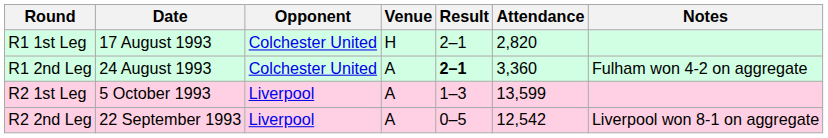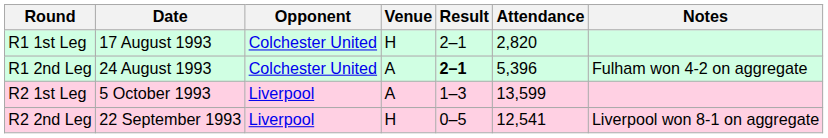(517, 68) 3,360 -> (517, 68) 5,396
(390, 119) A -> (390, 119) H
(521, 119) 12,542 -> (521, 119) 12,541
